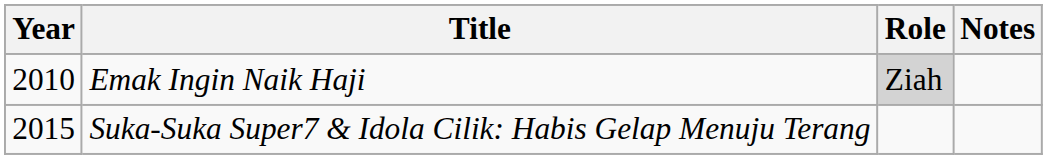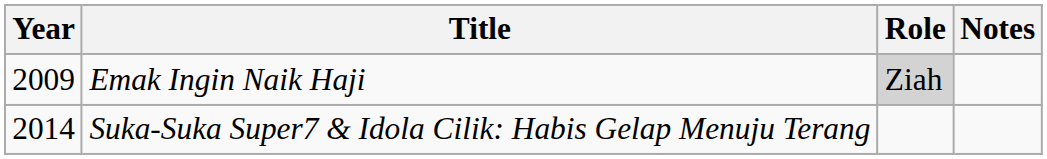(44, 79) 2010 -> (44, 79) 2009
(44, 128) 2015 -> (44, 128) 2014
